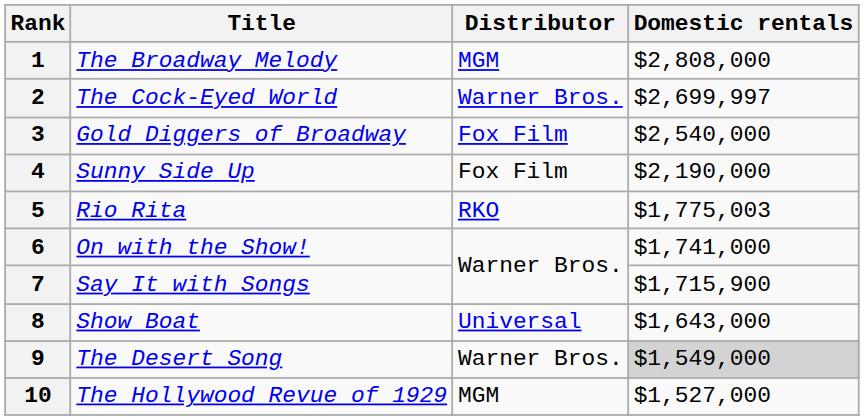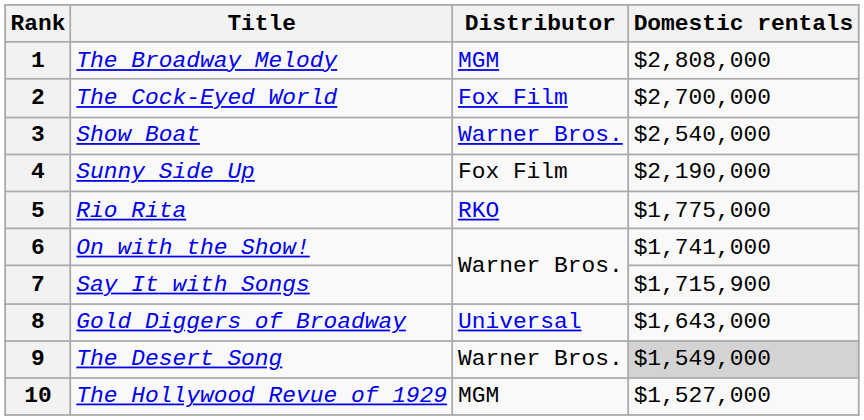(540, 98) Warner Bros. -> (513, 98) Fox Film
(702, 98) $2,699,997 -> (702, 98) $2,700,000
(241, 135) Gold Diggers of Broadway -> (138, 135) Show Boat
(513, 135) Fox Film -> (540, 135) Warner Bros.
(702, 210) $1,775,003 -> (702, 210) $1,775,000
(138, 322) Show Boat -> (241, 322) Gold Diggers of Broadway
